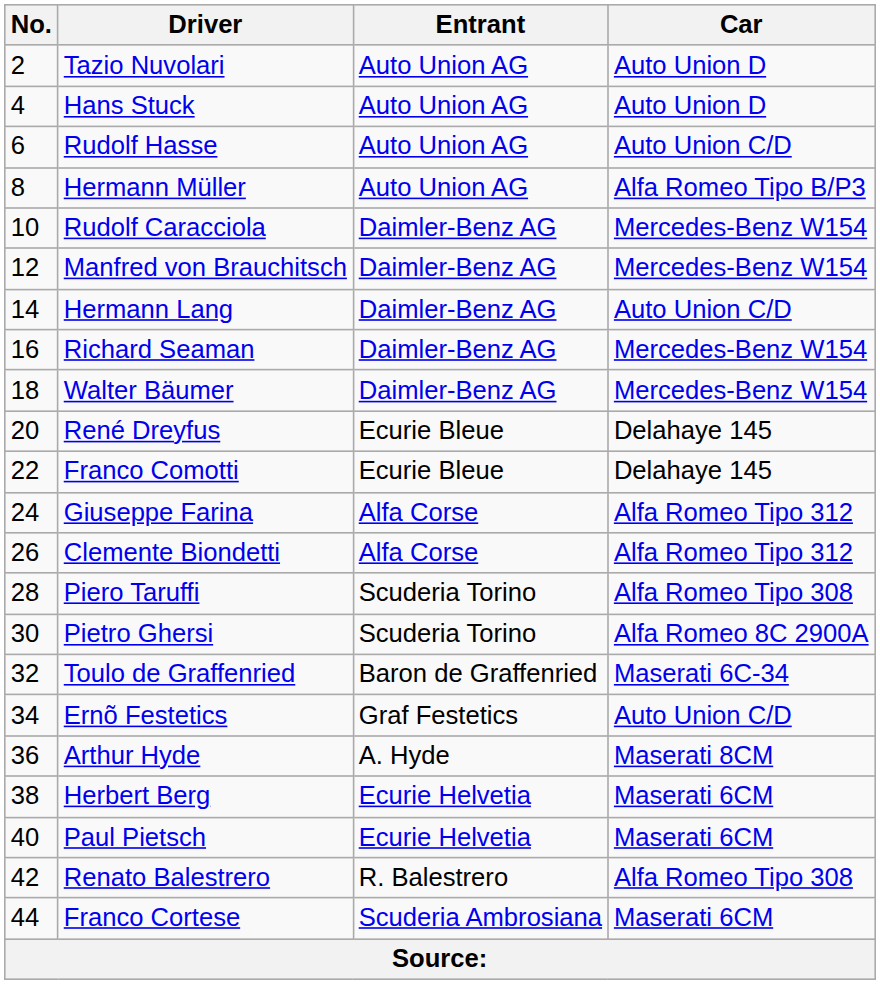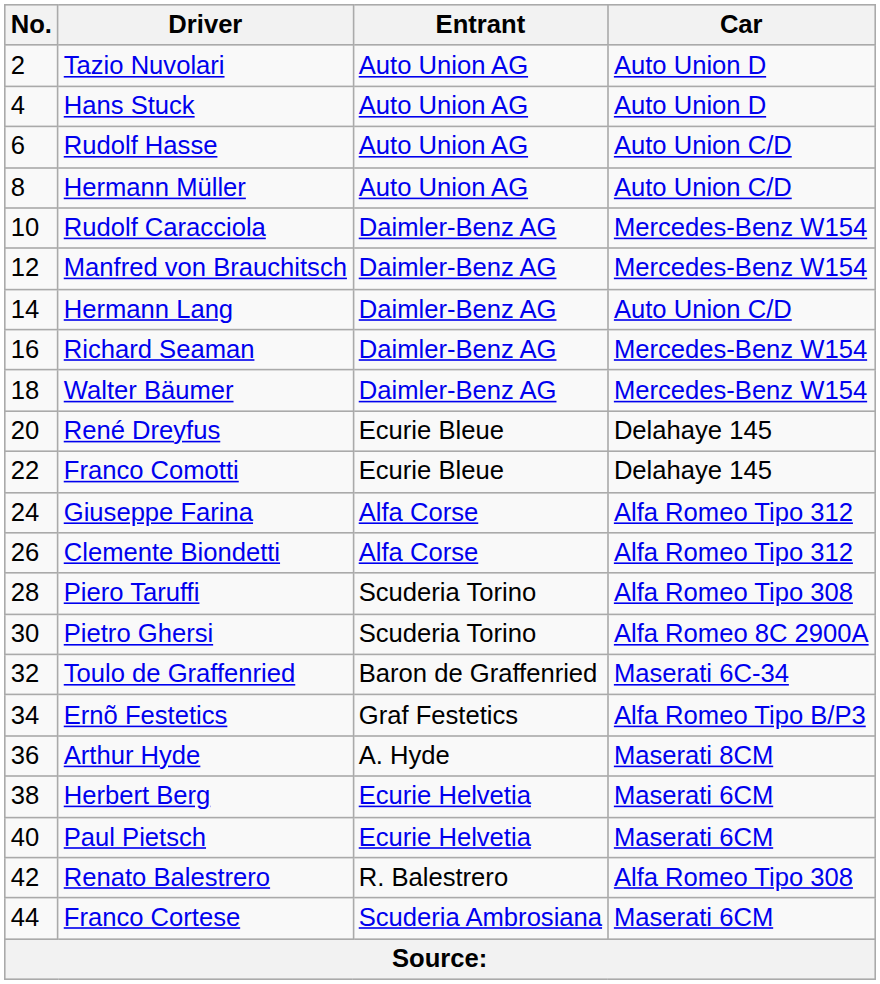(740, 187) Alfa Romeo Tipo B/P3 -> (703, 187) Auto Union C/D
(703, 715) Auto Union C/D -> (740, 715) Alfa Romeo Tipo B/P3
